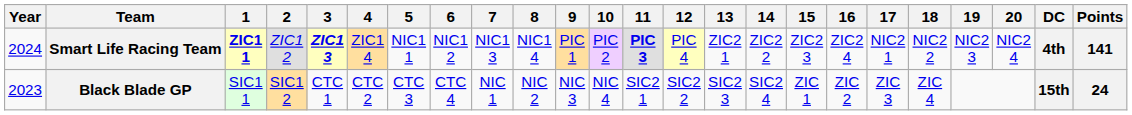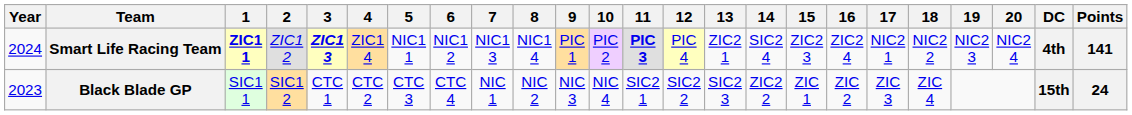(766, 49) ZIC2 2 -> (766, 49) SIC2 4
(766, 89) SIC2 4 -> (766, 89) ZIC2 2
